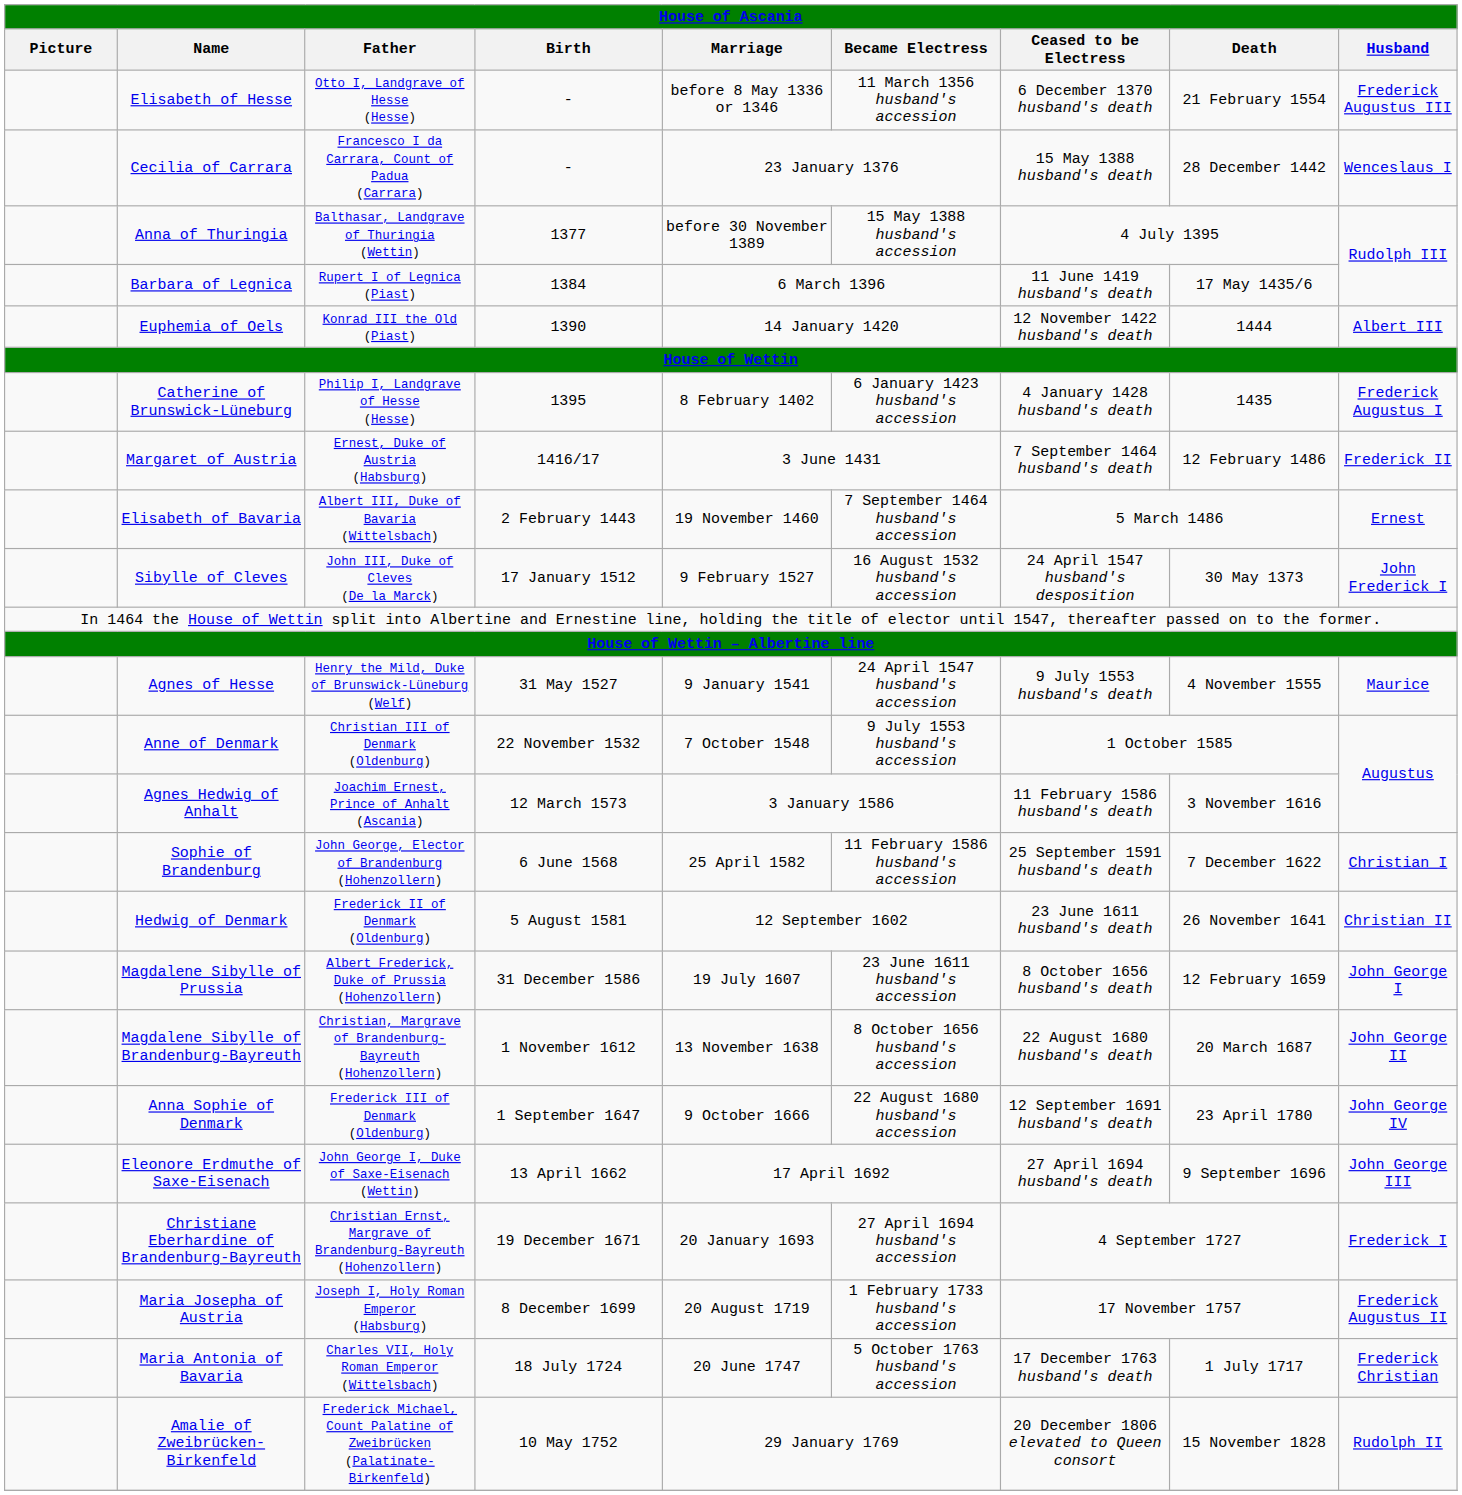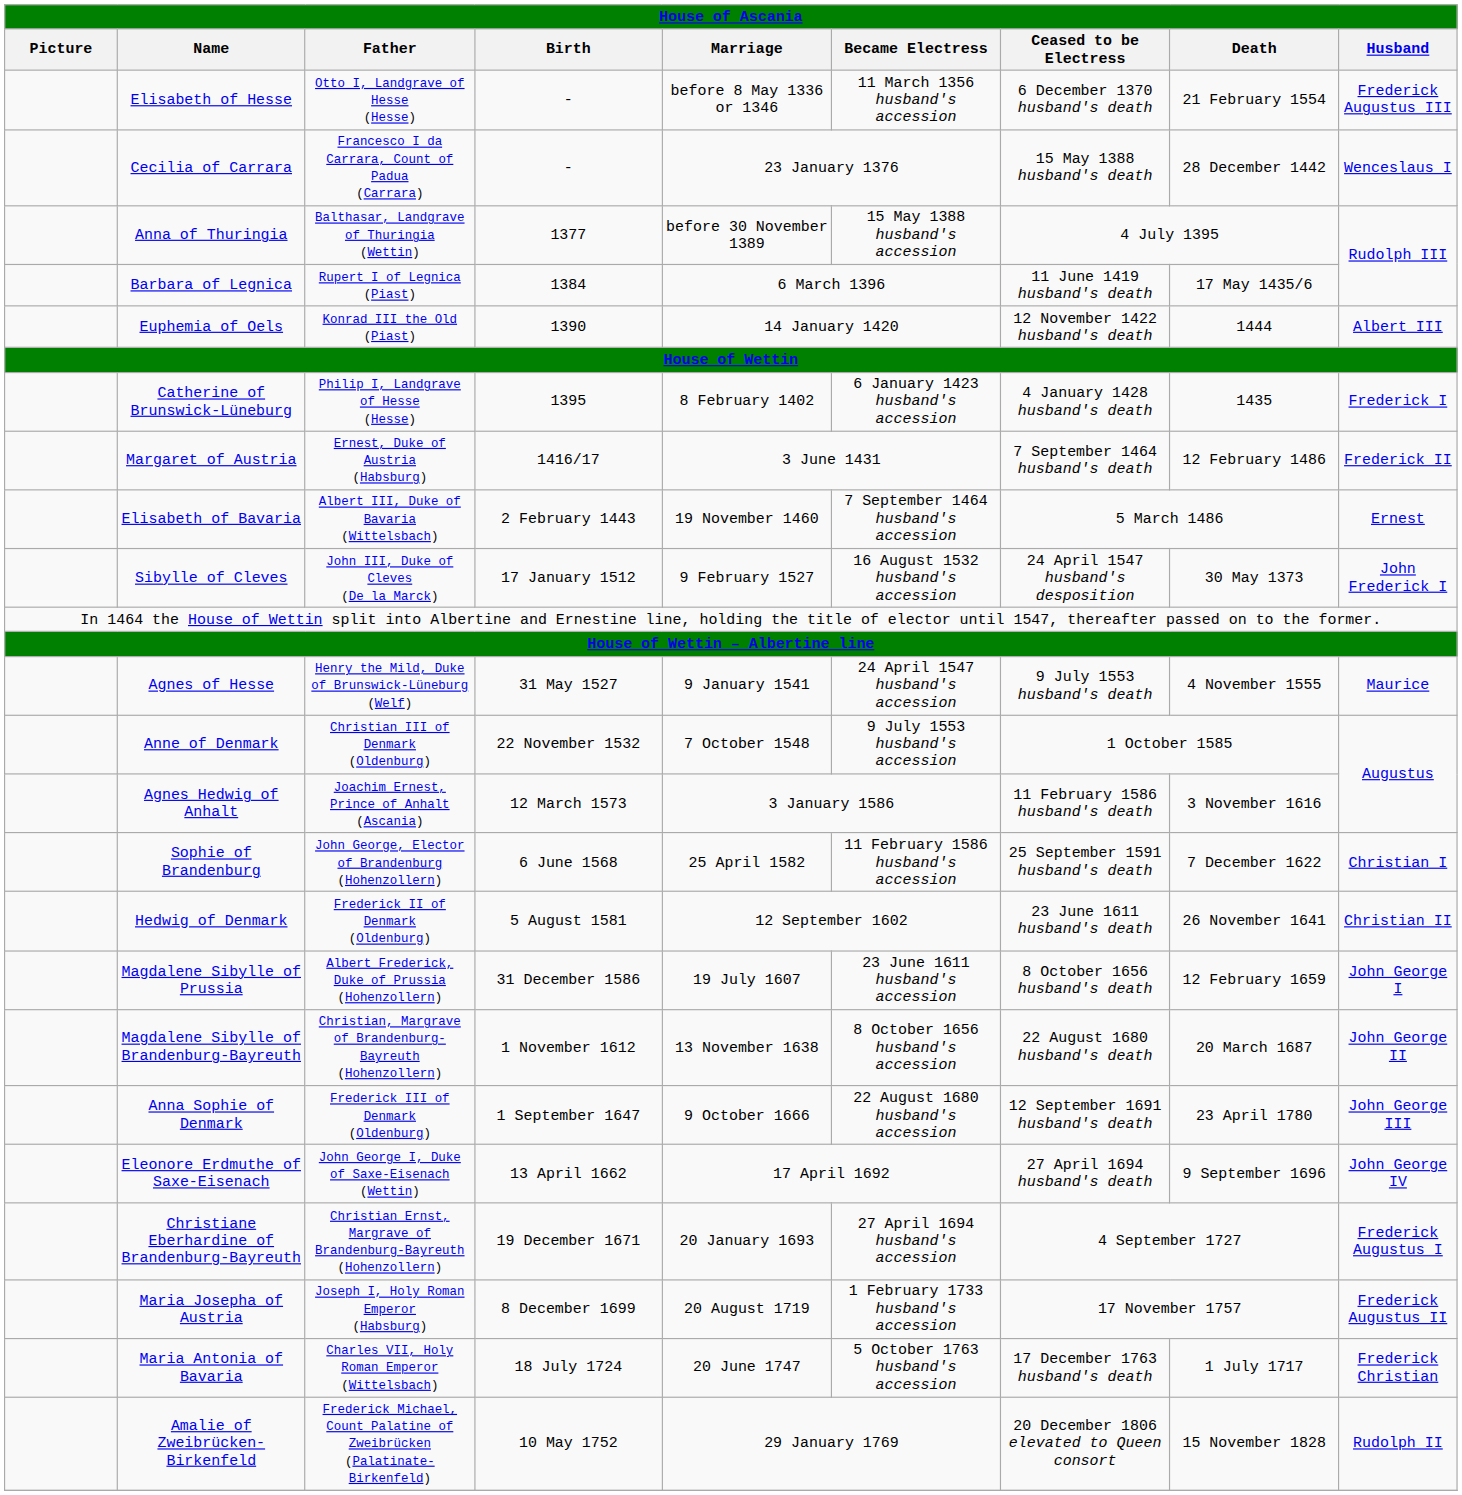(1398, 401) Frederick Augustus I -> (1398, 401) Frederick I
(1398, 1115) John George IV -> (1398, 1115) John George III
(1398, 1174) John George III -> (1398, 1174) John George IV
(1398, 1241) Frederick I -> (1398, 1241) Frederick Augustus I
